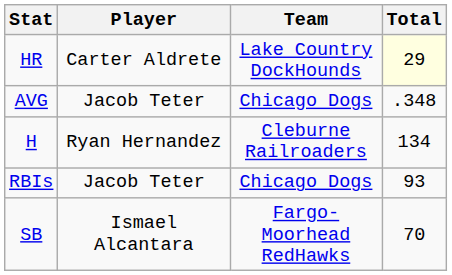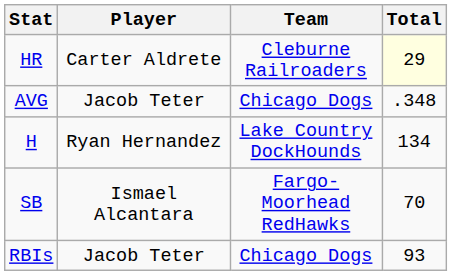(306, 60) Lake Country DockHounds -> (306, 60) Cleburne Railroaders
(306, 142) Cleburne Railroaders -> (306, 142) Lake Country DockHounds
rows swapped: (31, 183) <-> (31, 234)
